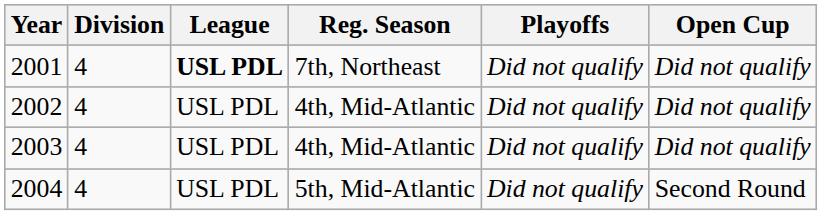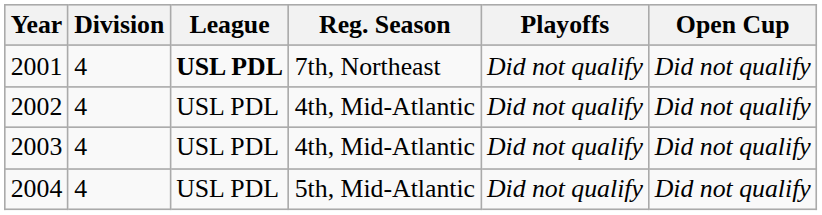(730, 188) Second Round -> (733, 188) Did not qualify
